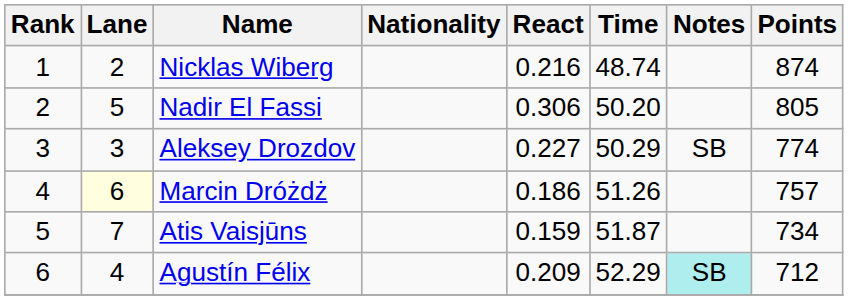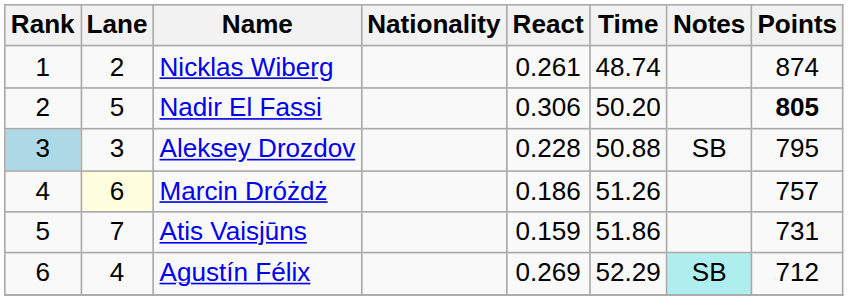(548, 66) 0.216 -> (548, 66) 0.261
(797, 107) normal -> (797, 107) bold
(43, 149) no background -> (43, 149) lightblue background
(548, 149) 0.227 -> (548, 149) 0.228
(628, 149) 50.29 -> (628, 149) 50.88
(797, 149) 774 -> (797, 149) 795
(628, 231) 51.87 -> (628, 231) 51.86
(797, 231) 734 -> (797, 231) 731
(548, 273) 0.209 -> (548, 273) 0.269
